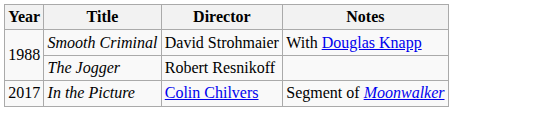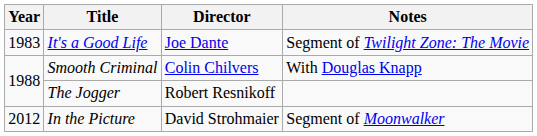+ row: (98, 42)
(222, 42) David Strohmaier -> (212, 67) Colin Chilvers
(24, 93) 2017 -> (24, 118) 2012
(212, 93) Colin Chilvers -> (222, 118) David Strohmaier
